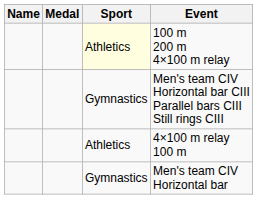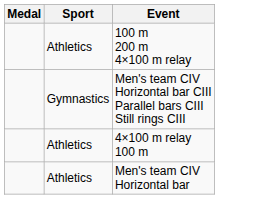- column: (23, 14)
(108, 46) lightyellow background -> (69, 46) no background
(116, 177) Gymnastics -> (69, 177) Athletics
